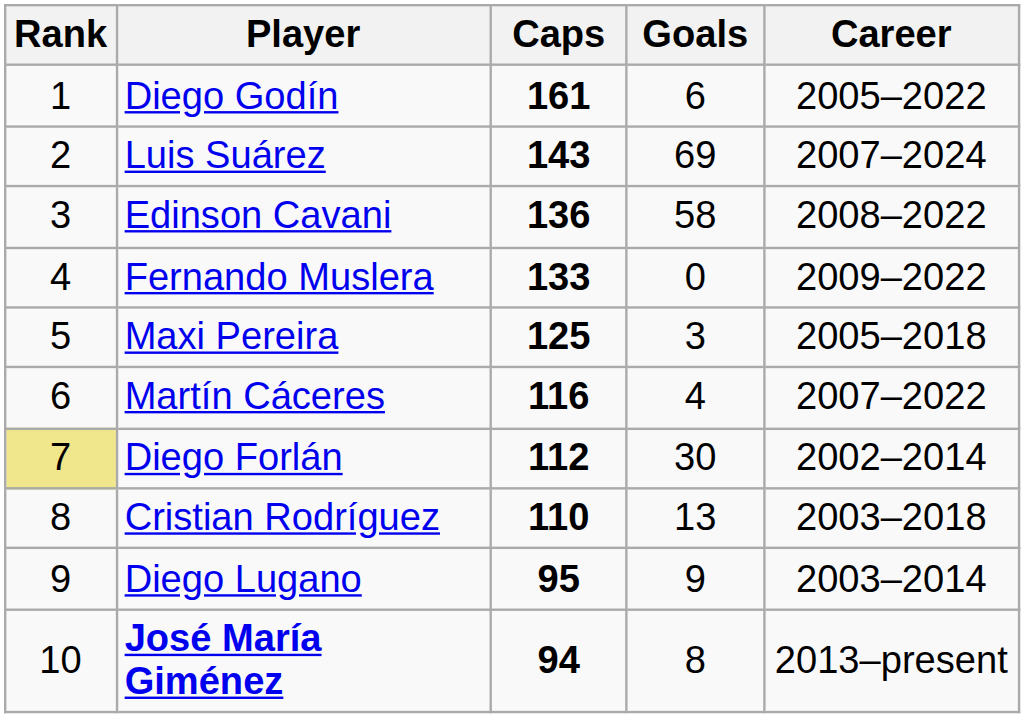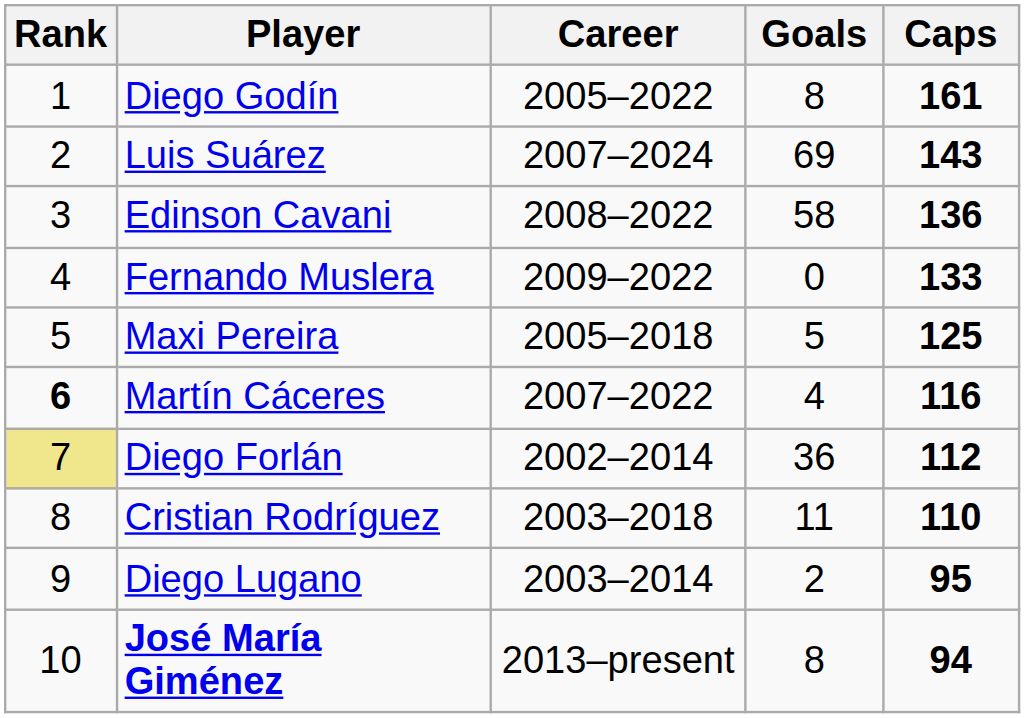columns swapped: (559, 34) <-> (891, 34)
(695, 95) 6 -> (814, 95) 8
(695, 336) 3 -> (814, 336) 5
(61, 397) normal -> (61, 397) bold
(695, 457) 30 -> (814, 457) 36
(695, 517) 13 -> (814, 517) 11
(695, 578) 9 -> (814, 578) 2
